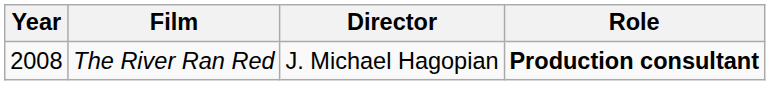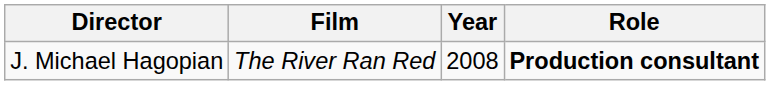columns swapped: (36, 23) <-> (392, 23)
